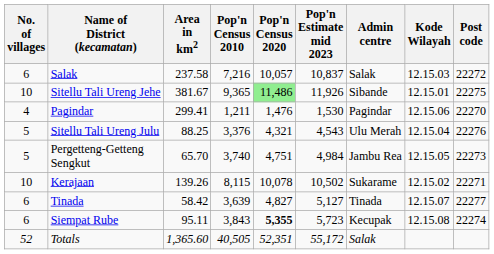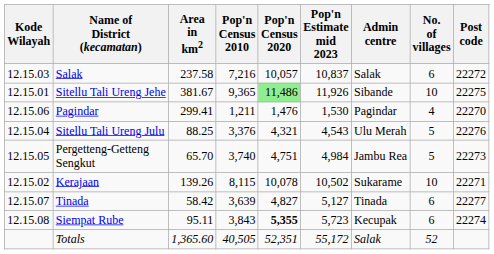columns swapped: (429, 34) <-> (26, 34)
